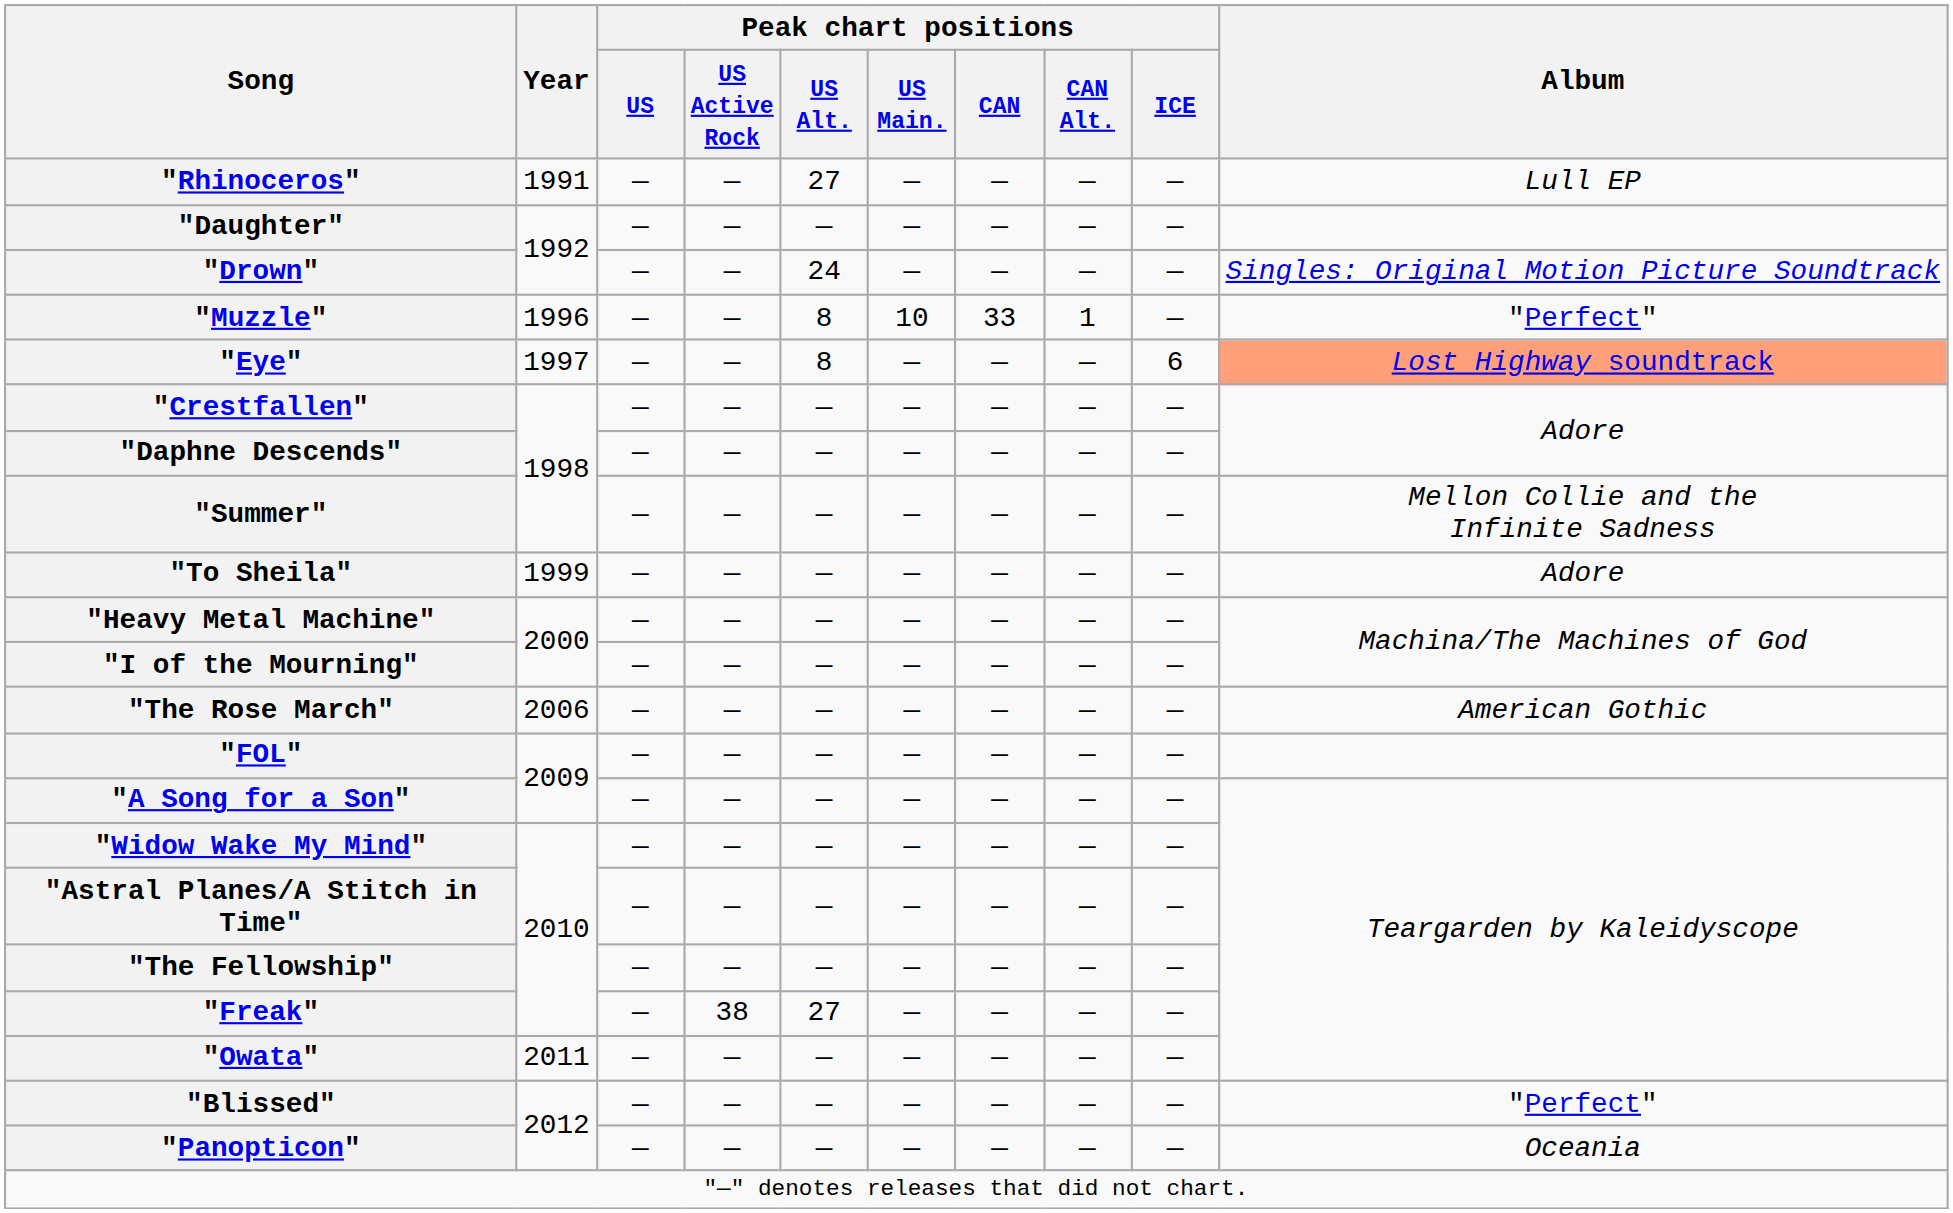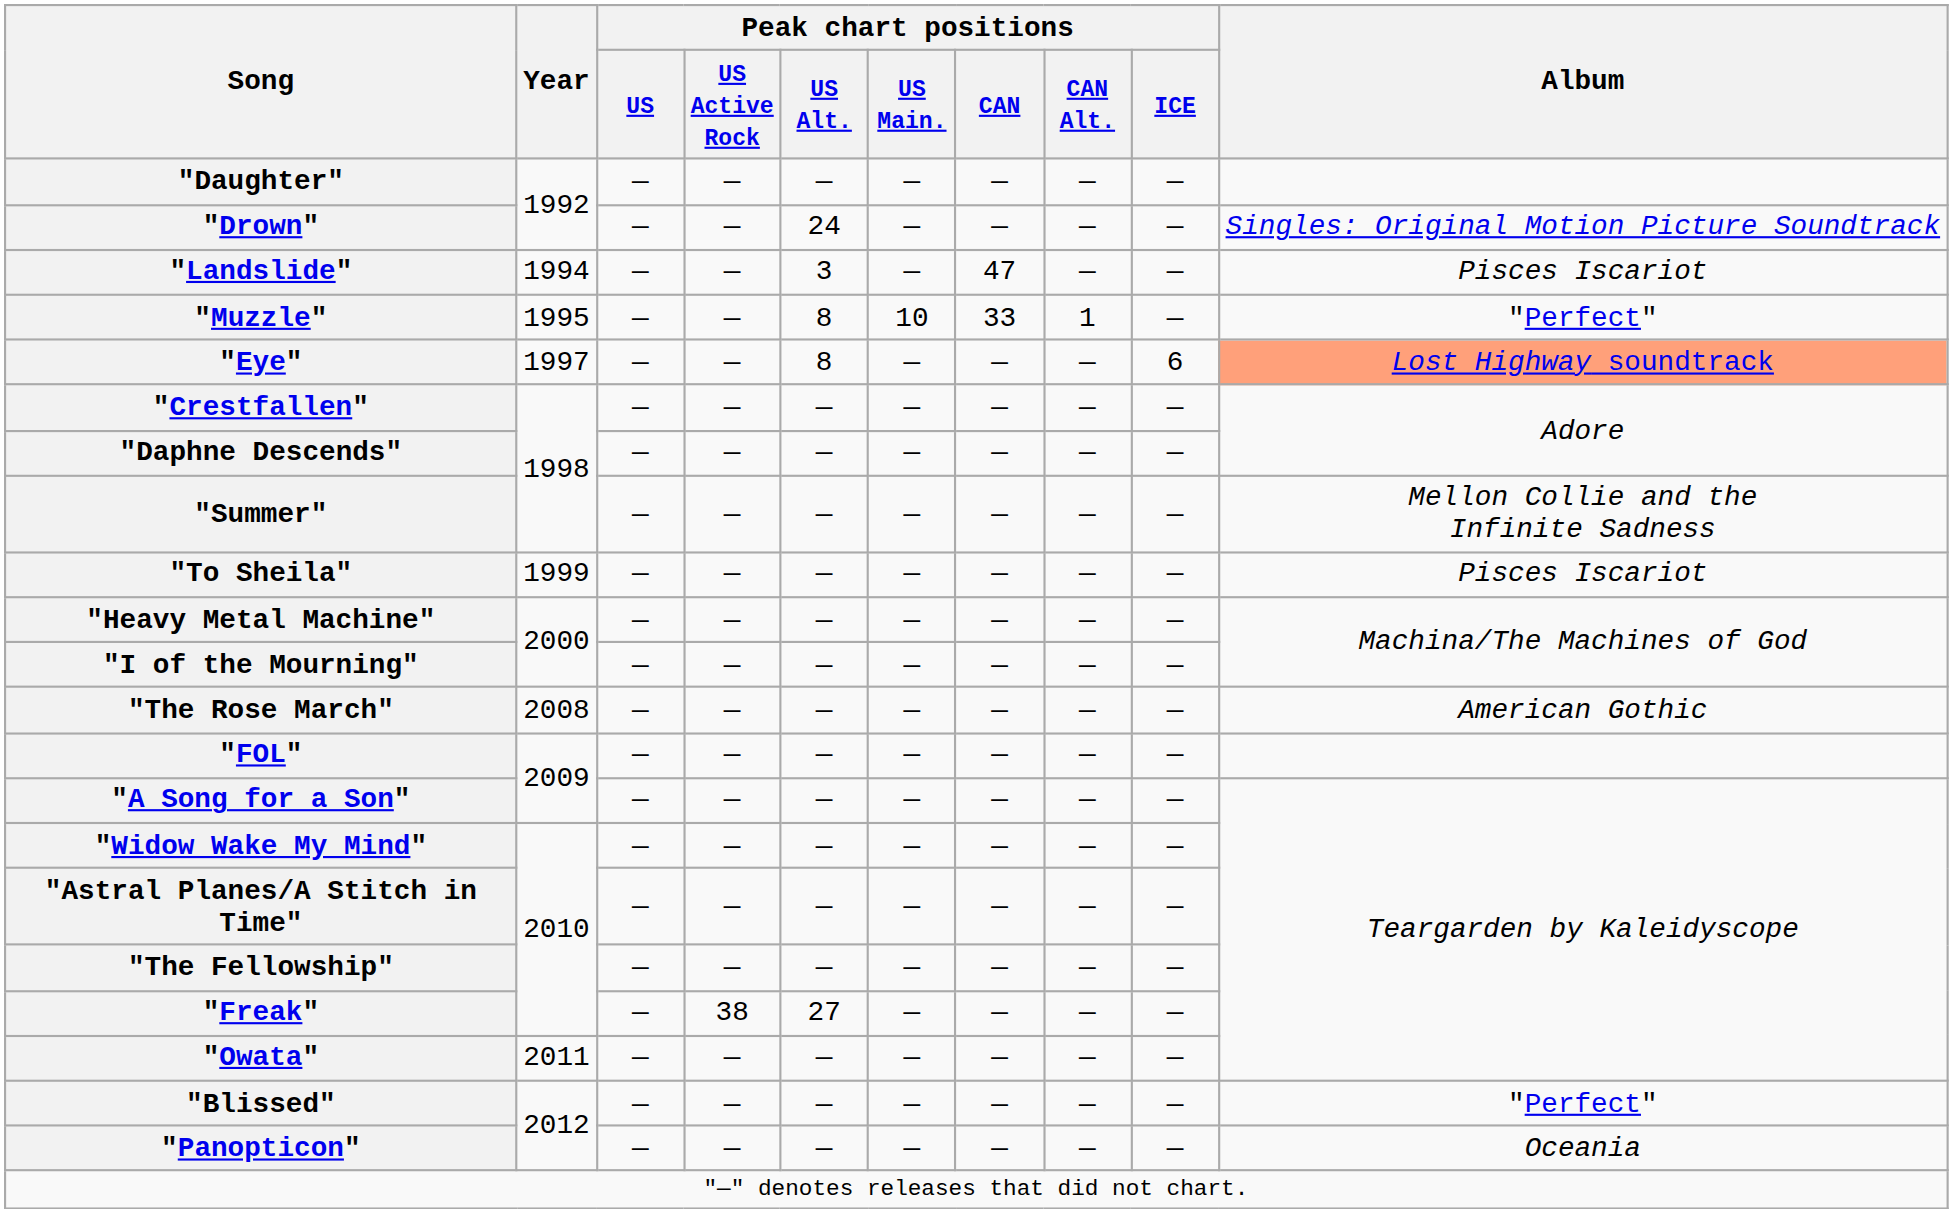- row: (261, 182)
+ row: (261, 272)
(557, 317) 1996 -> (557, 317) 1995
(1583, 575) Adore -> (1583, 575) Pisces Iscariot
(557, 710) 2006 -> (557, 710) 2008
